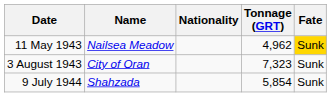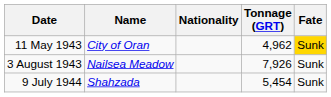(130, 45) Nailsea Meadow -> (118, 45) City of Oran
(118, 63) City of Oran -> (130, 63) Nailsea Meadow
(277, 63) 7,323 -> (277, 63) 7,926
(277, 82) 5,854 -> (277, 82) 5,454
